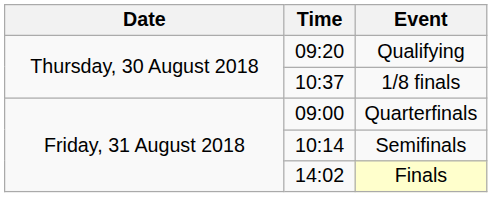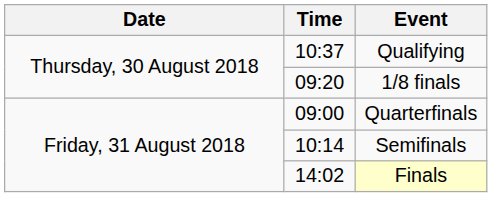(320, 51) 09:20 -> (320, 51) 10:37
(320, 82) 10:37 -> (320, 82) 09:20
